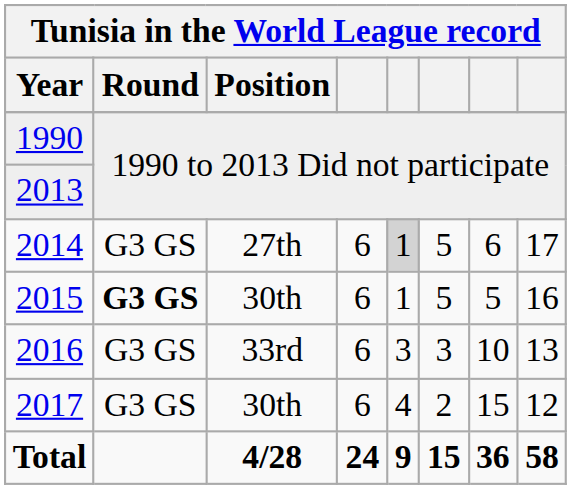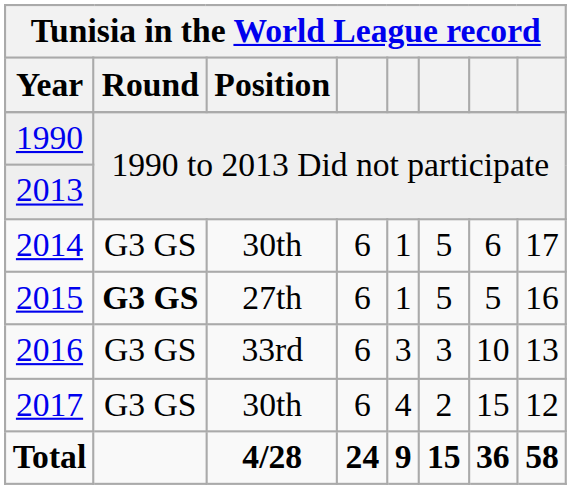(272, 244) 27th -> (272, 244) 30th
(403, 244) lightgrey background -> (403, 244) no background
(272, 297) 30th -> (272, 297) 27th
